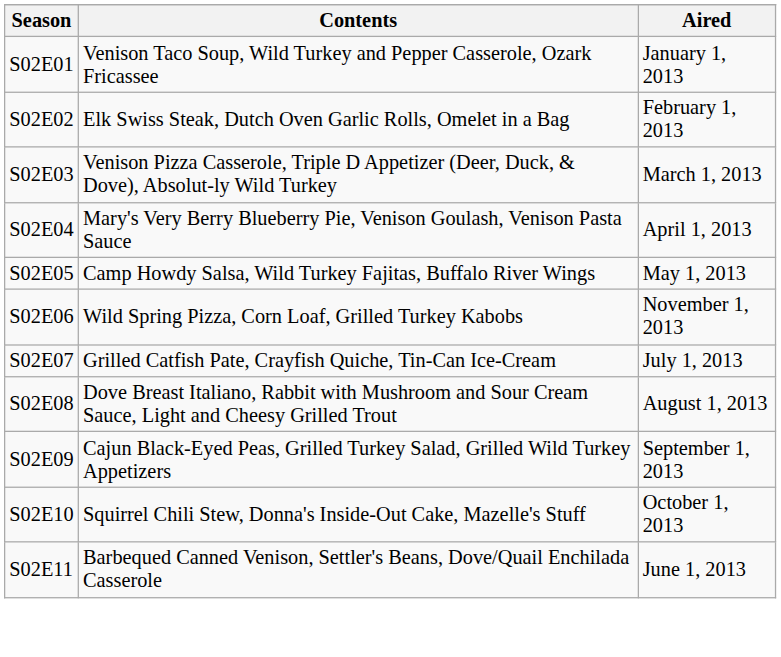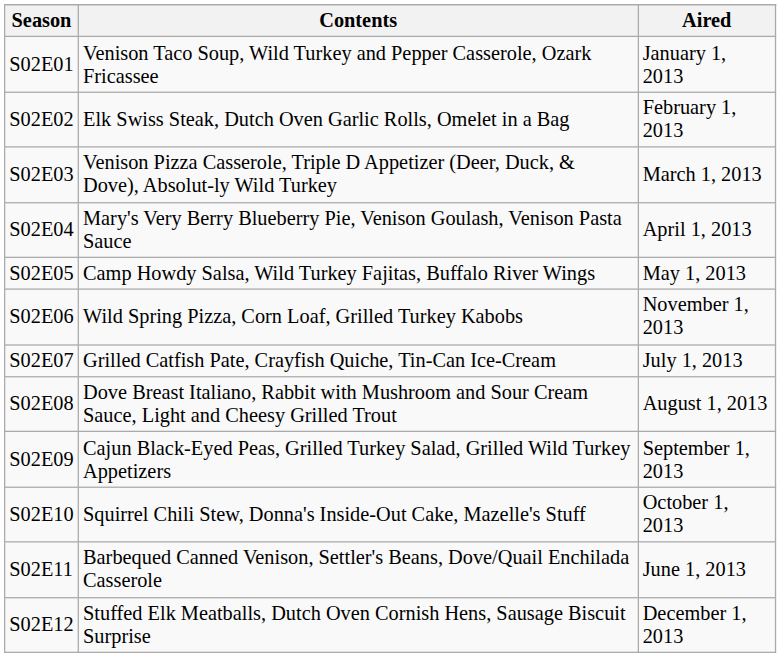+ row: (41, 624)
